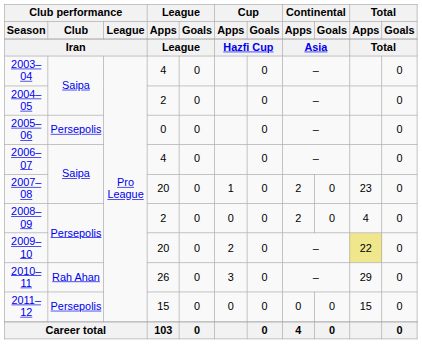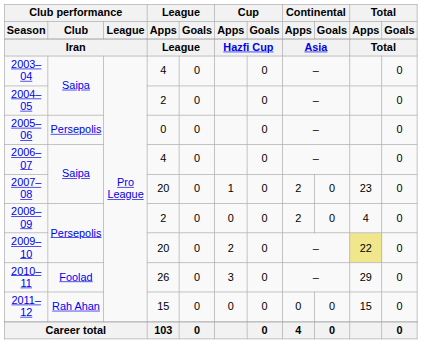(76, 277) Rah Ahan -> (76, 277) Foolad
(76, 306) Persepolis -> (76, 306) Rah Ahan
